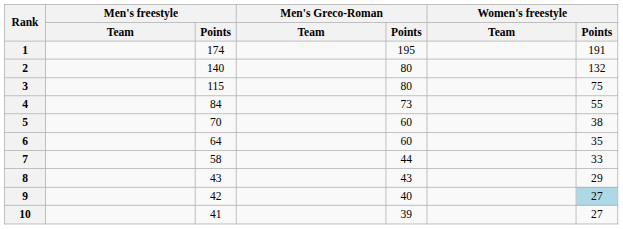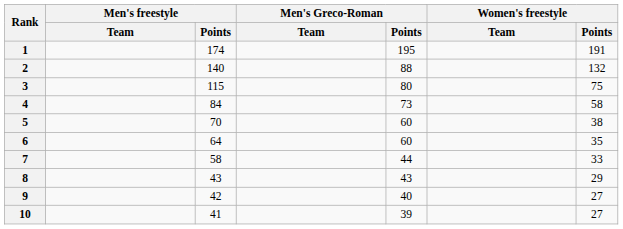(406, 68) 80 -> (406, 68) 88
(597, 104) 55 -> (597, 104) 58
(597, 196) lightblue background -> (597, 196) no background
